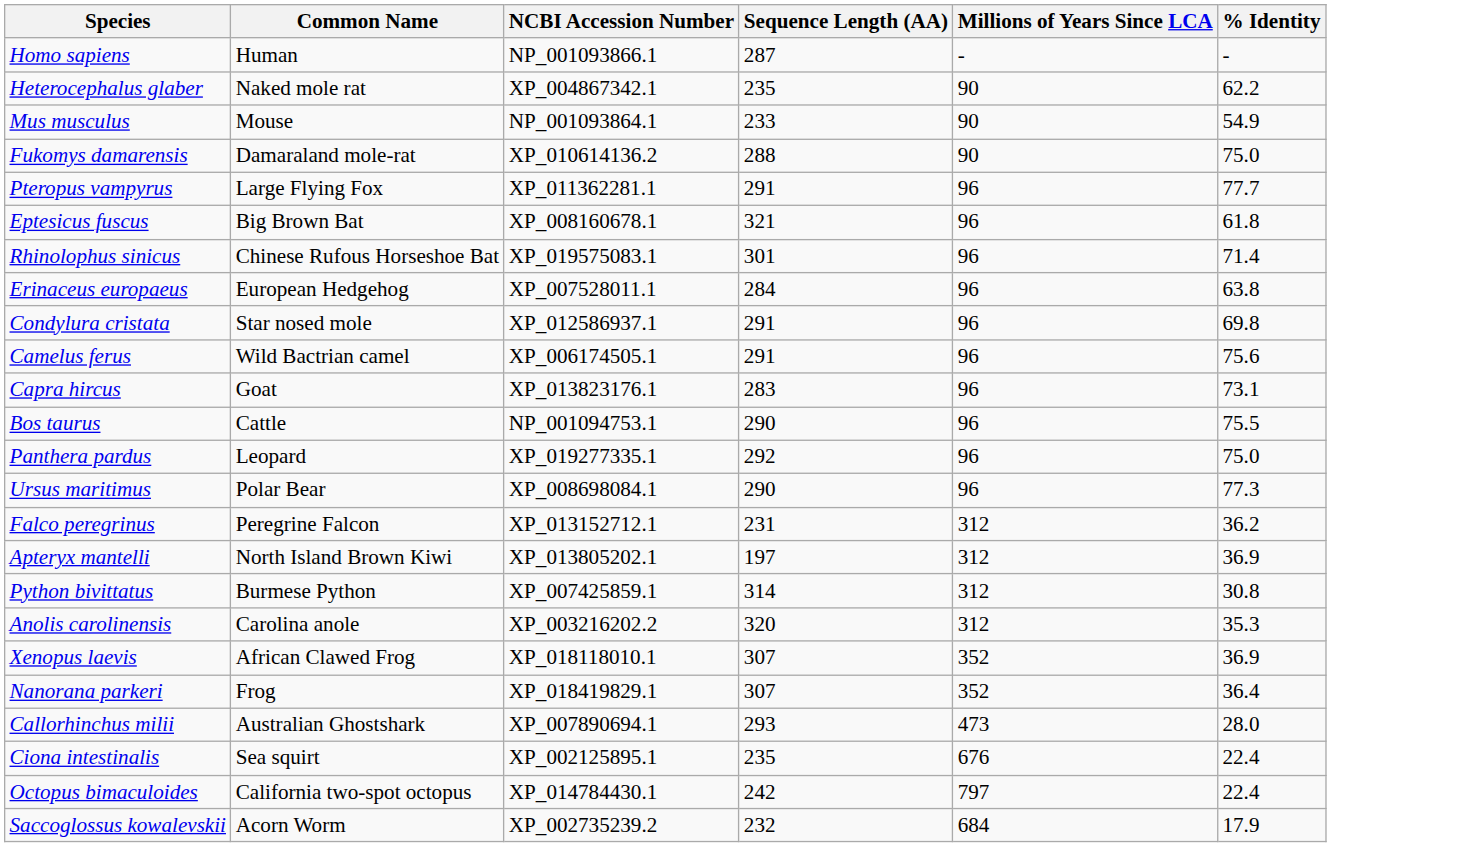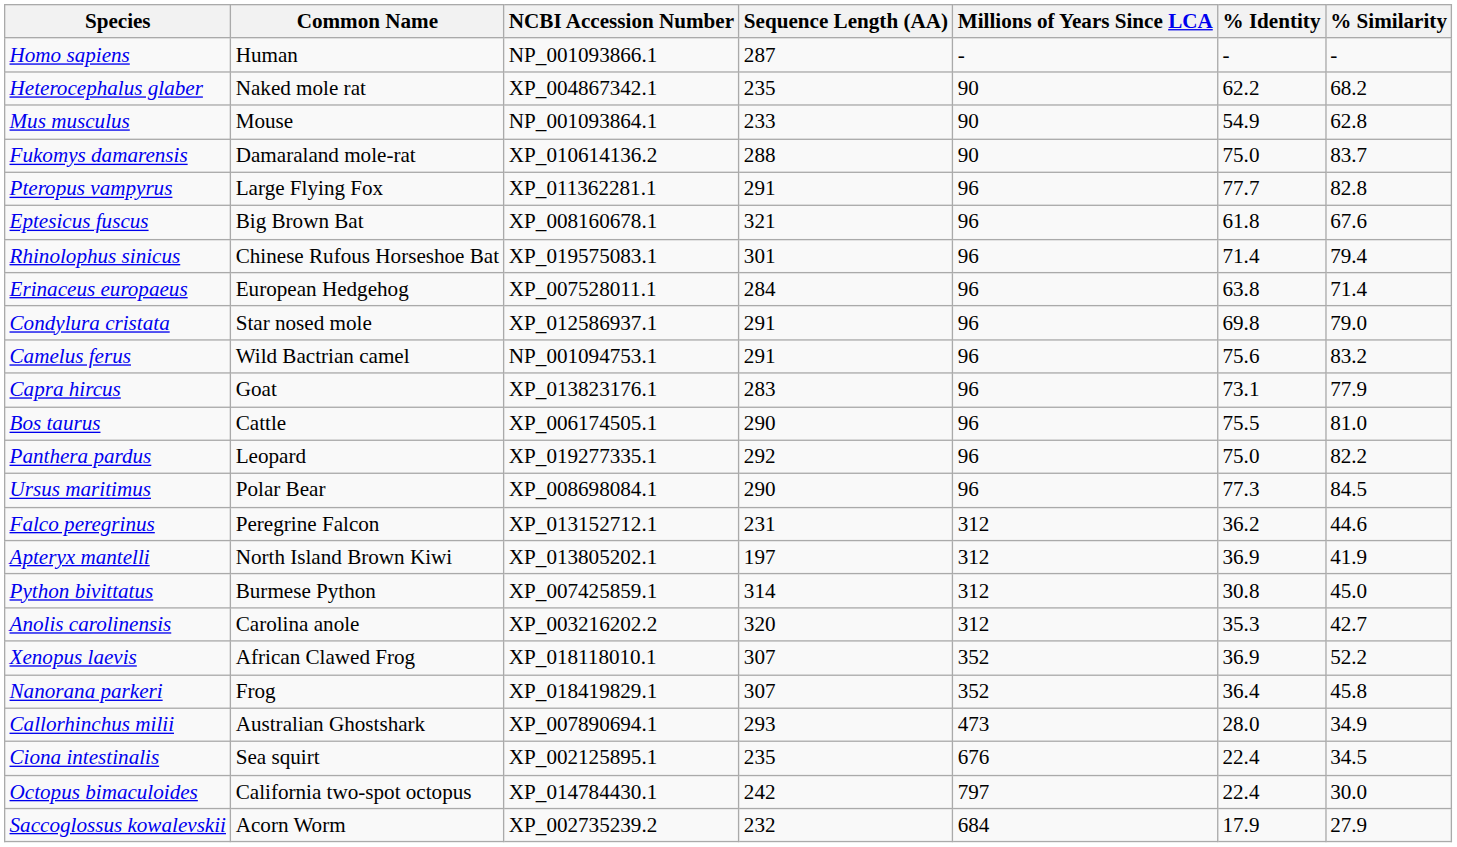+ column: (1389, 21)
(583, 356) XP_006174505.1 -> (583, 356) NP_001094753.1
(583, 423) NP_001094753.1 -> (583, 423) XP_006174505.1
